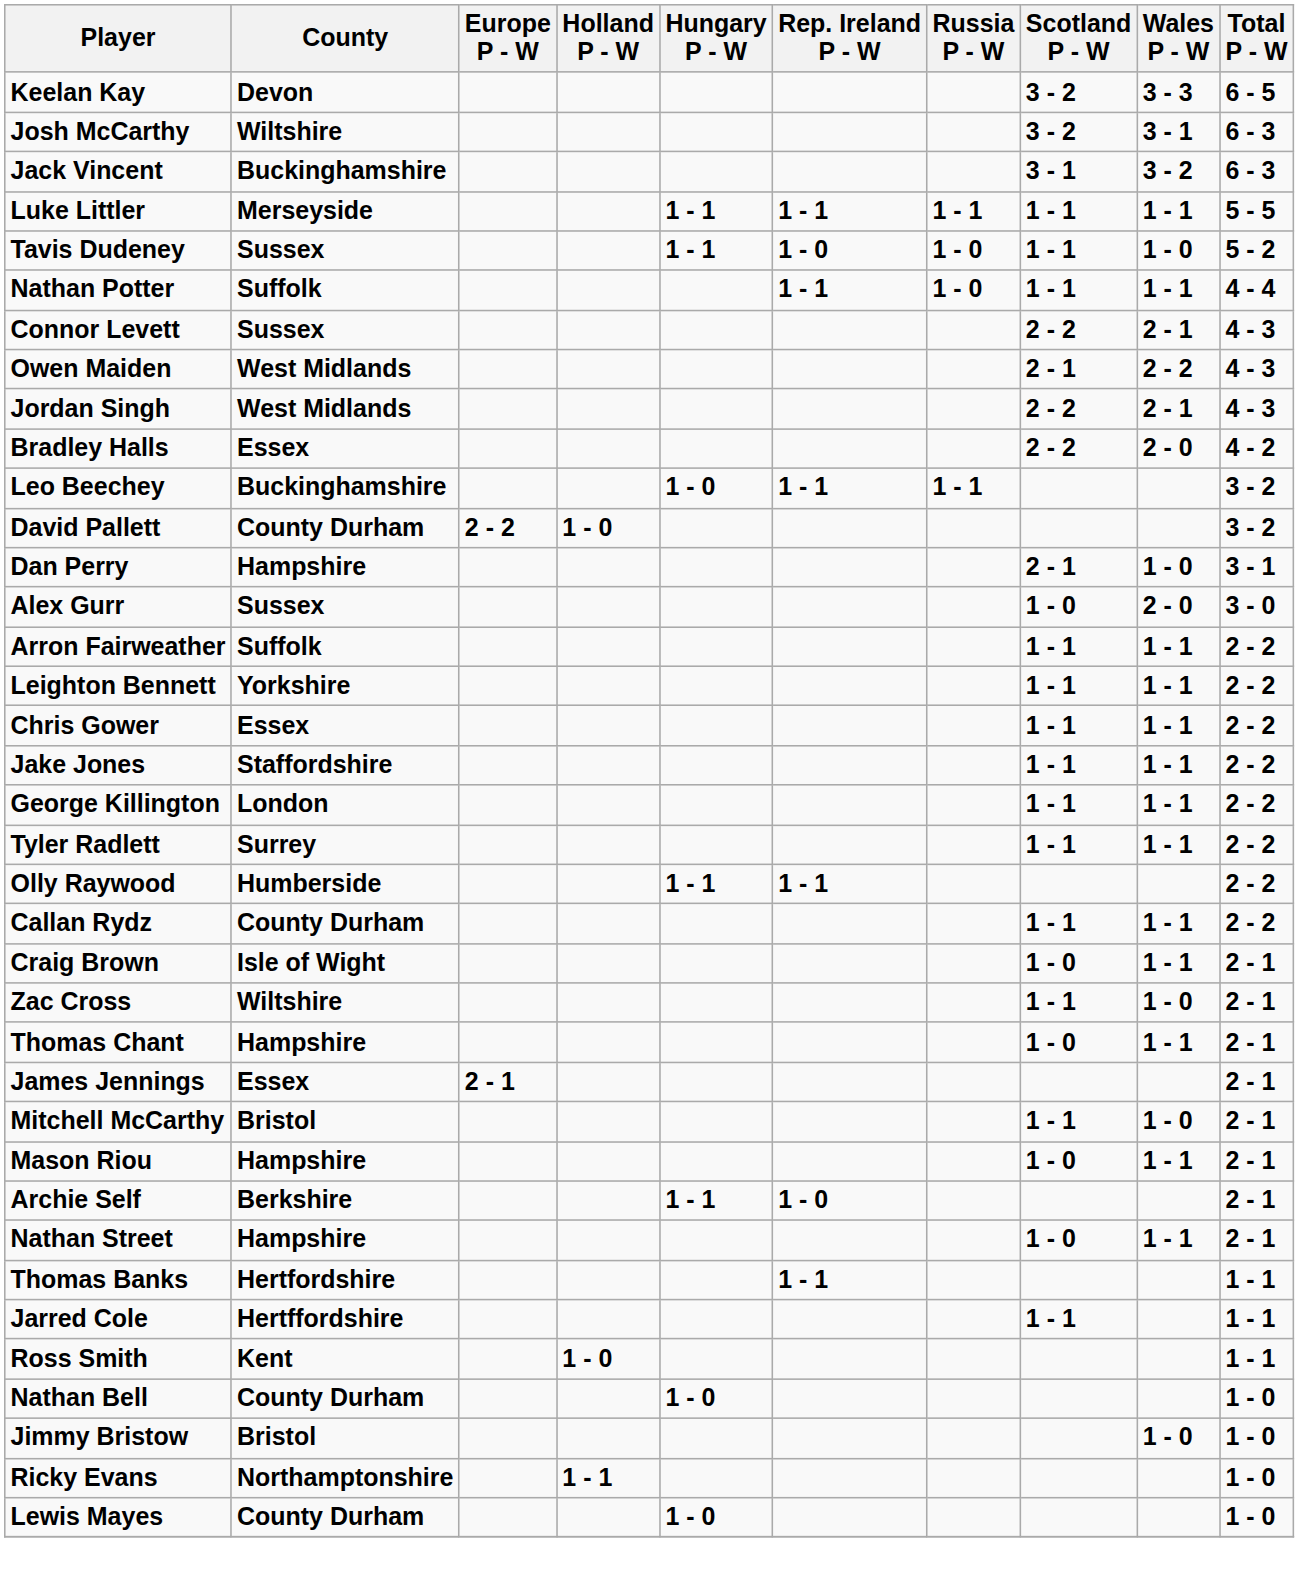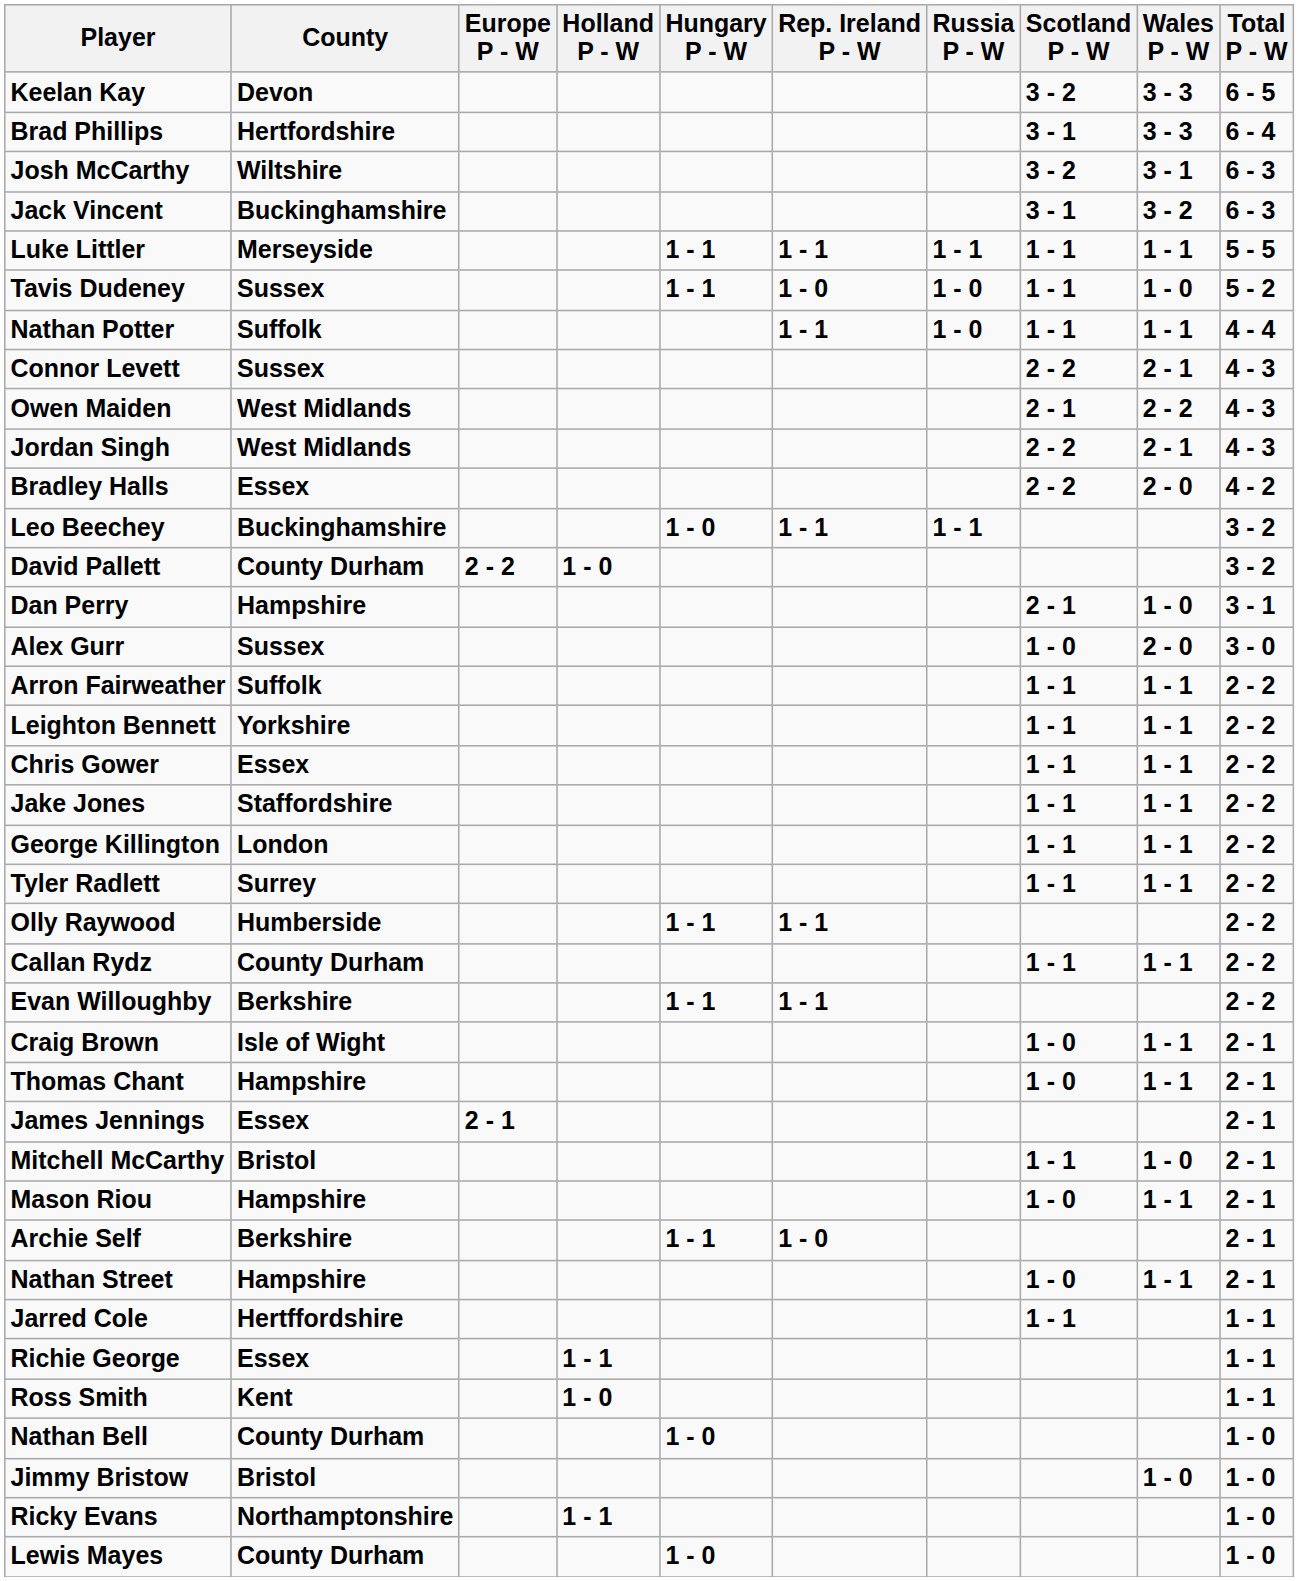+ row: (87, 131)
+ row: (111, 1002)
- row: (71, 1002)
- row: (99, 1279)
+ row: (95, 1358)
